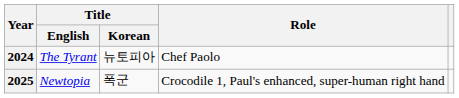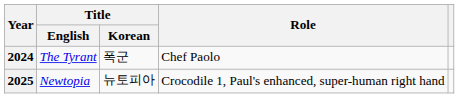(129, 57) 뉴토피아 -> (116, 57) 폭군
(116, 80) 폭군 -> (129, 80) 뉴토피아
